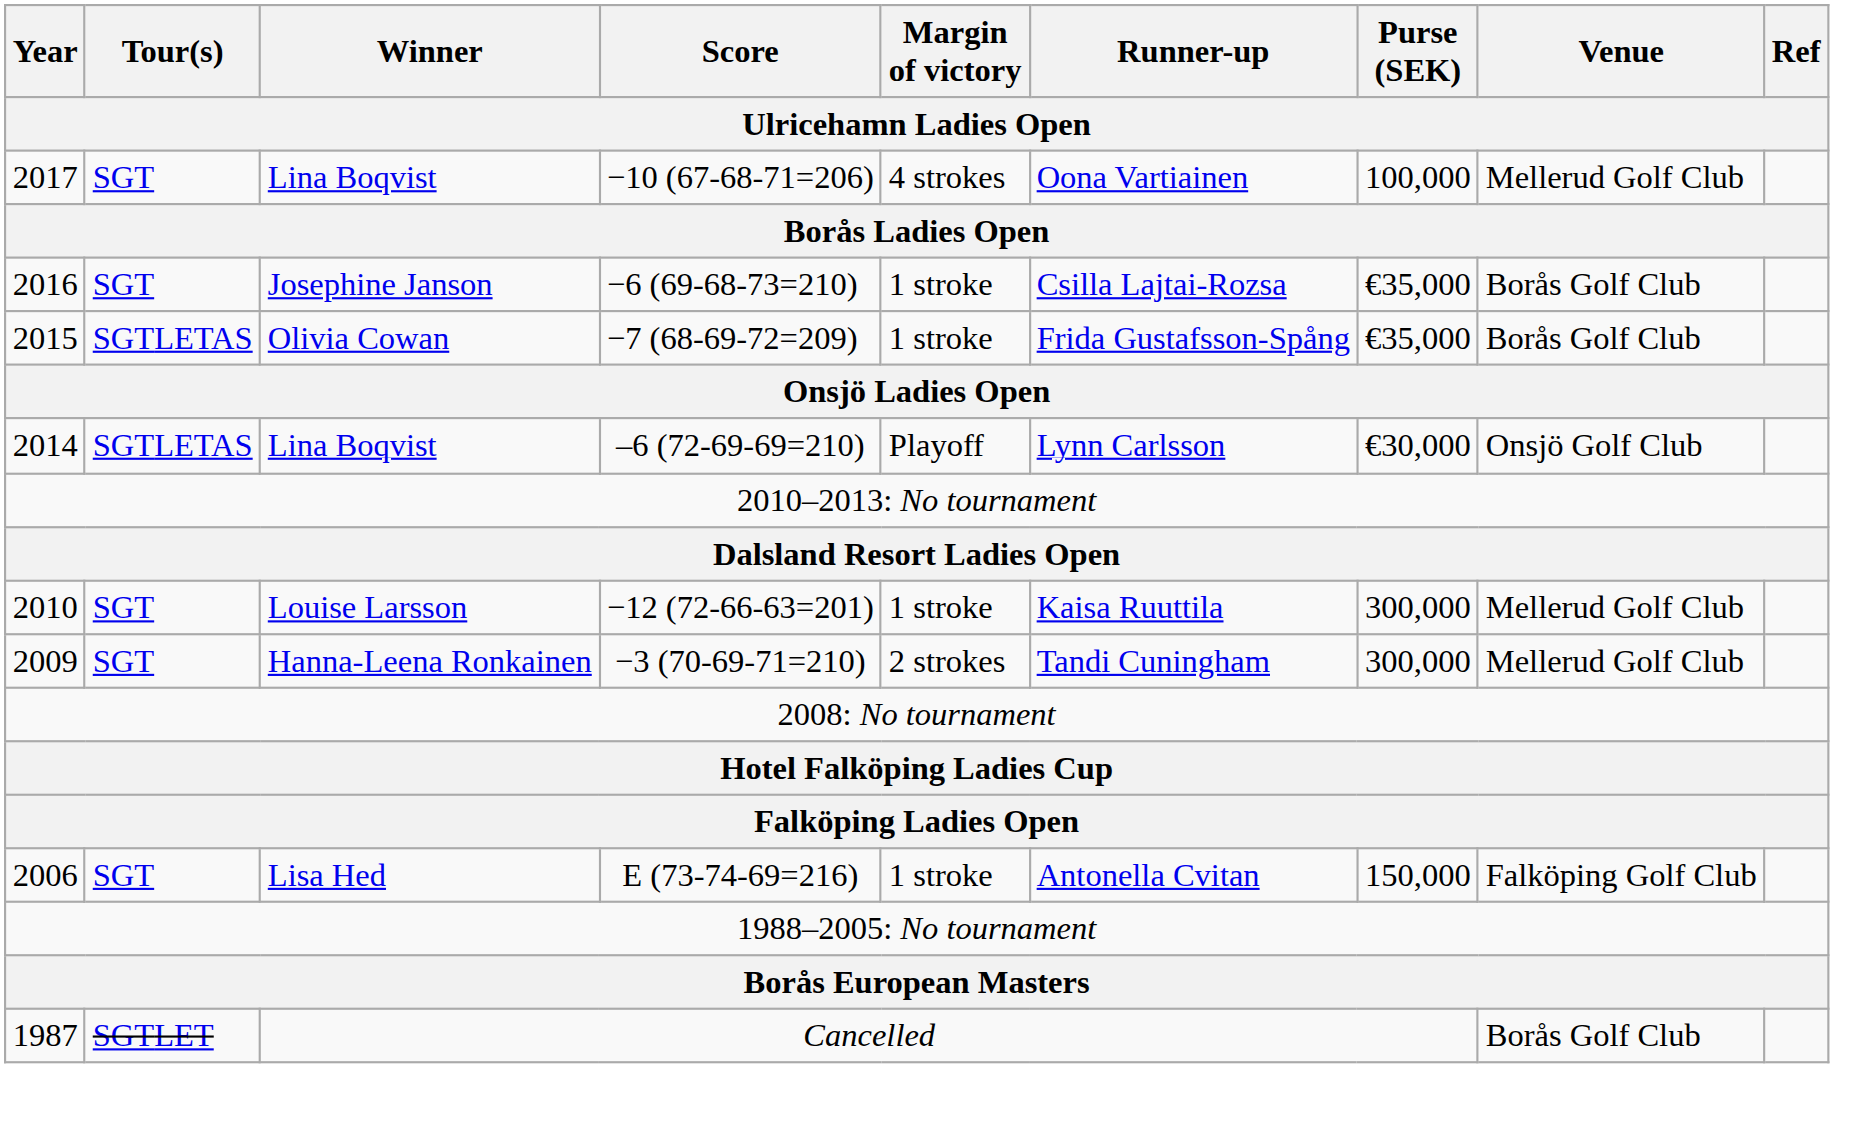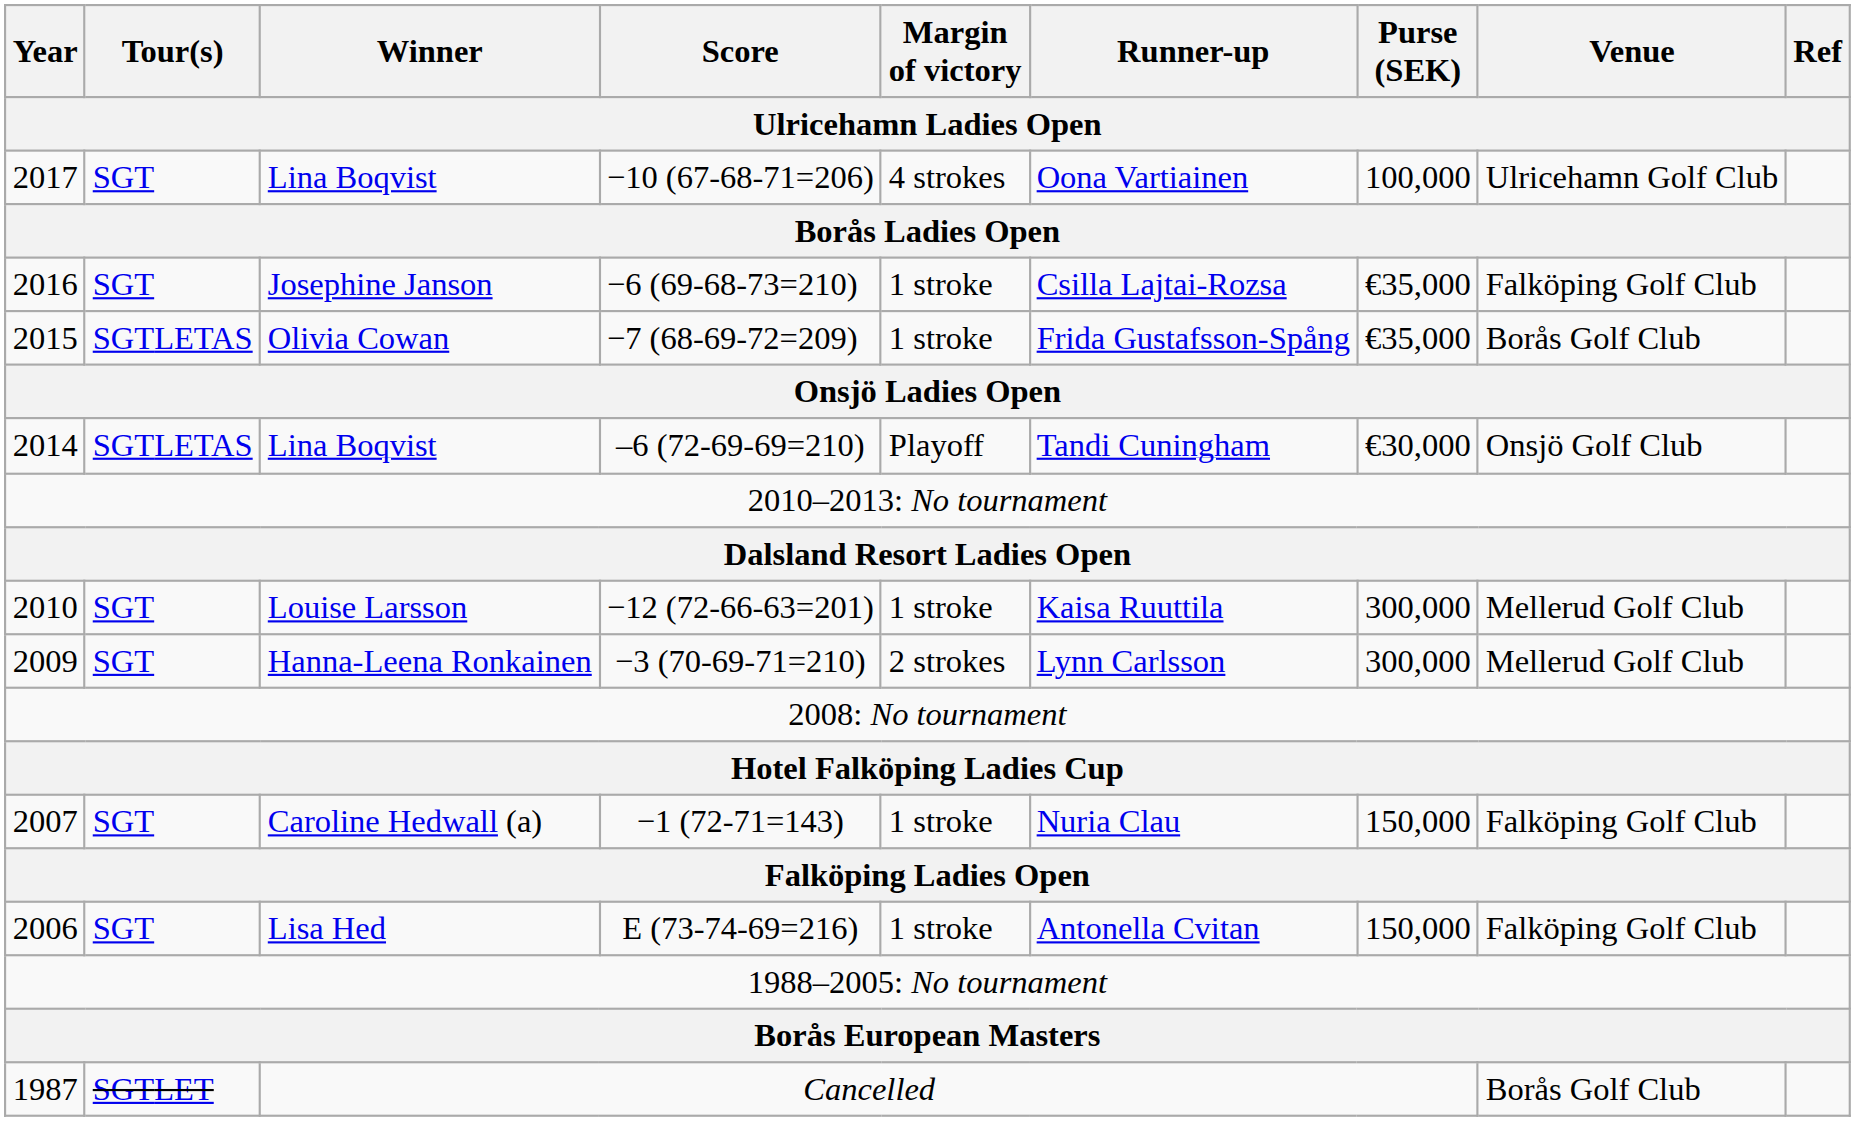(1615, 177) Mellerud Golf Club -> (1632, 177) Ulricehamn Golf Club
(1593, 284) Borås Golf Club -> (1621, 284) Falköping Golf Club
(1131, 445) Lynn Carlsson -> (1153, 445) Tandi Cuningham
(1153, 659) Tandi Cuningham -> (1131, 659) Lynn Carlsson
+ row: (45, 820)
